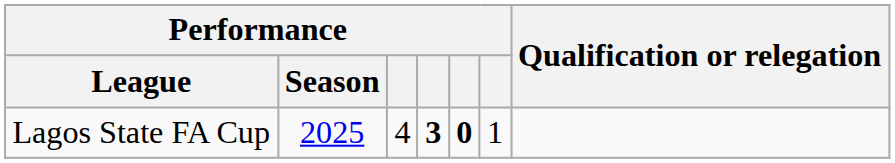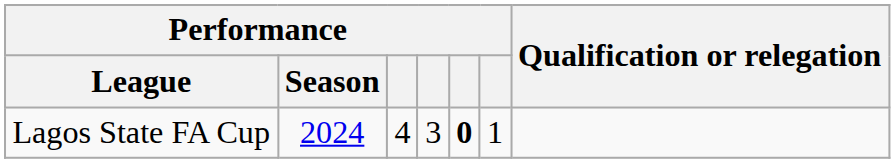(332, 132) 2025 -> (332, 132) 2024
(433, 132) bold -> (433, 132) normal
